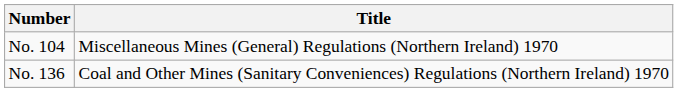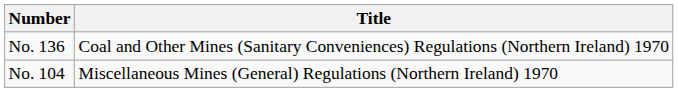rows swapped: (37, 45) <-> (37, 73)
